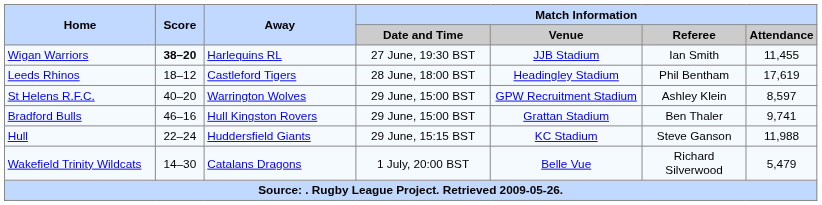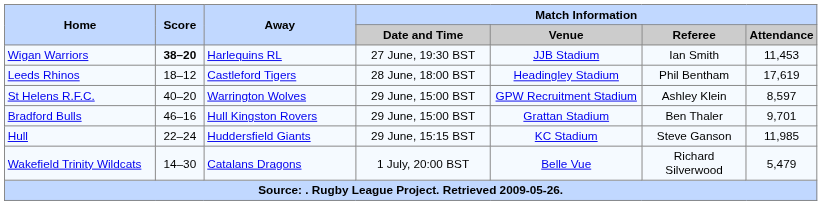(782, 55) 11,455 -> (782, 55) 11,453
(782, 116) 9,741 -> (782, 116) 9,701
(782, 136) 11,988 -> (782, 136) 11,985
